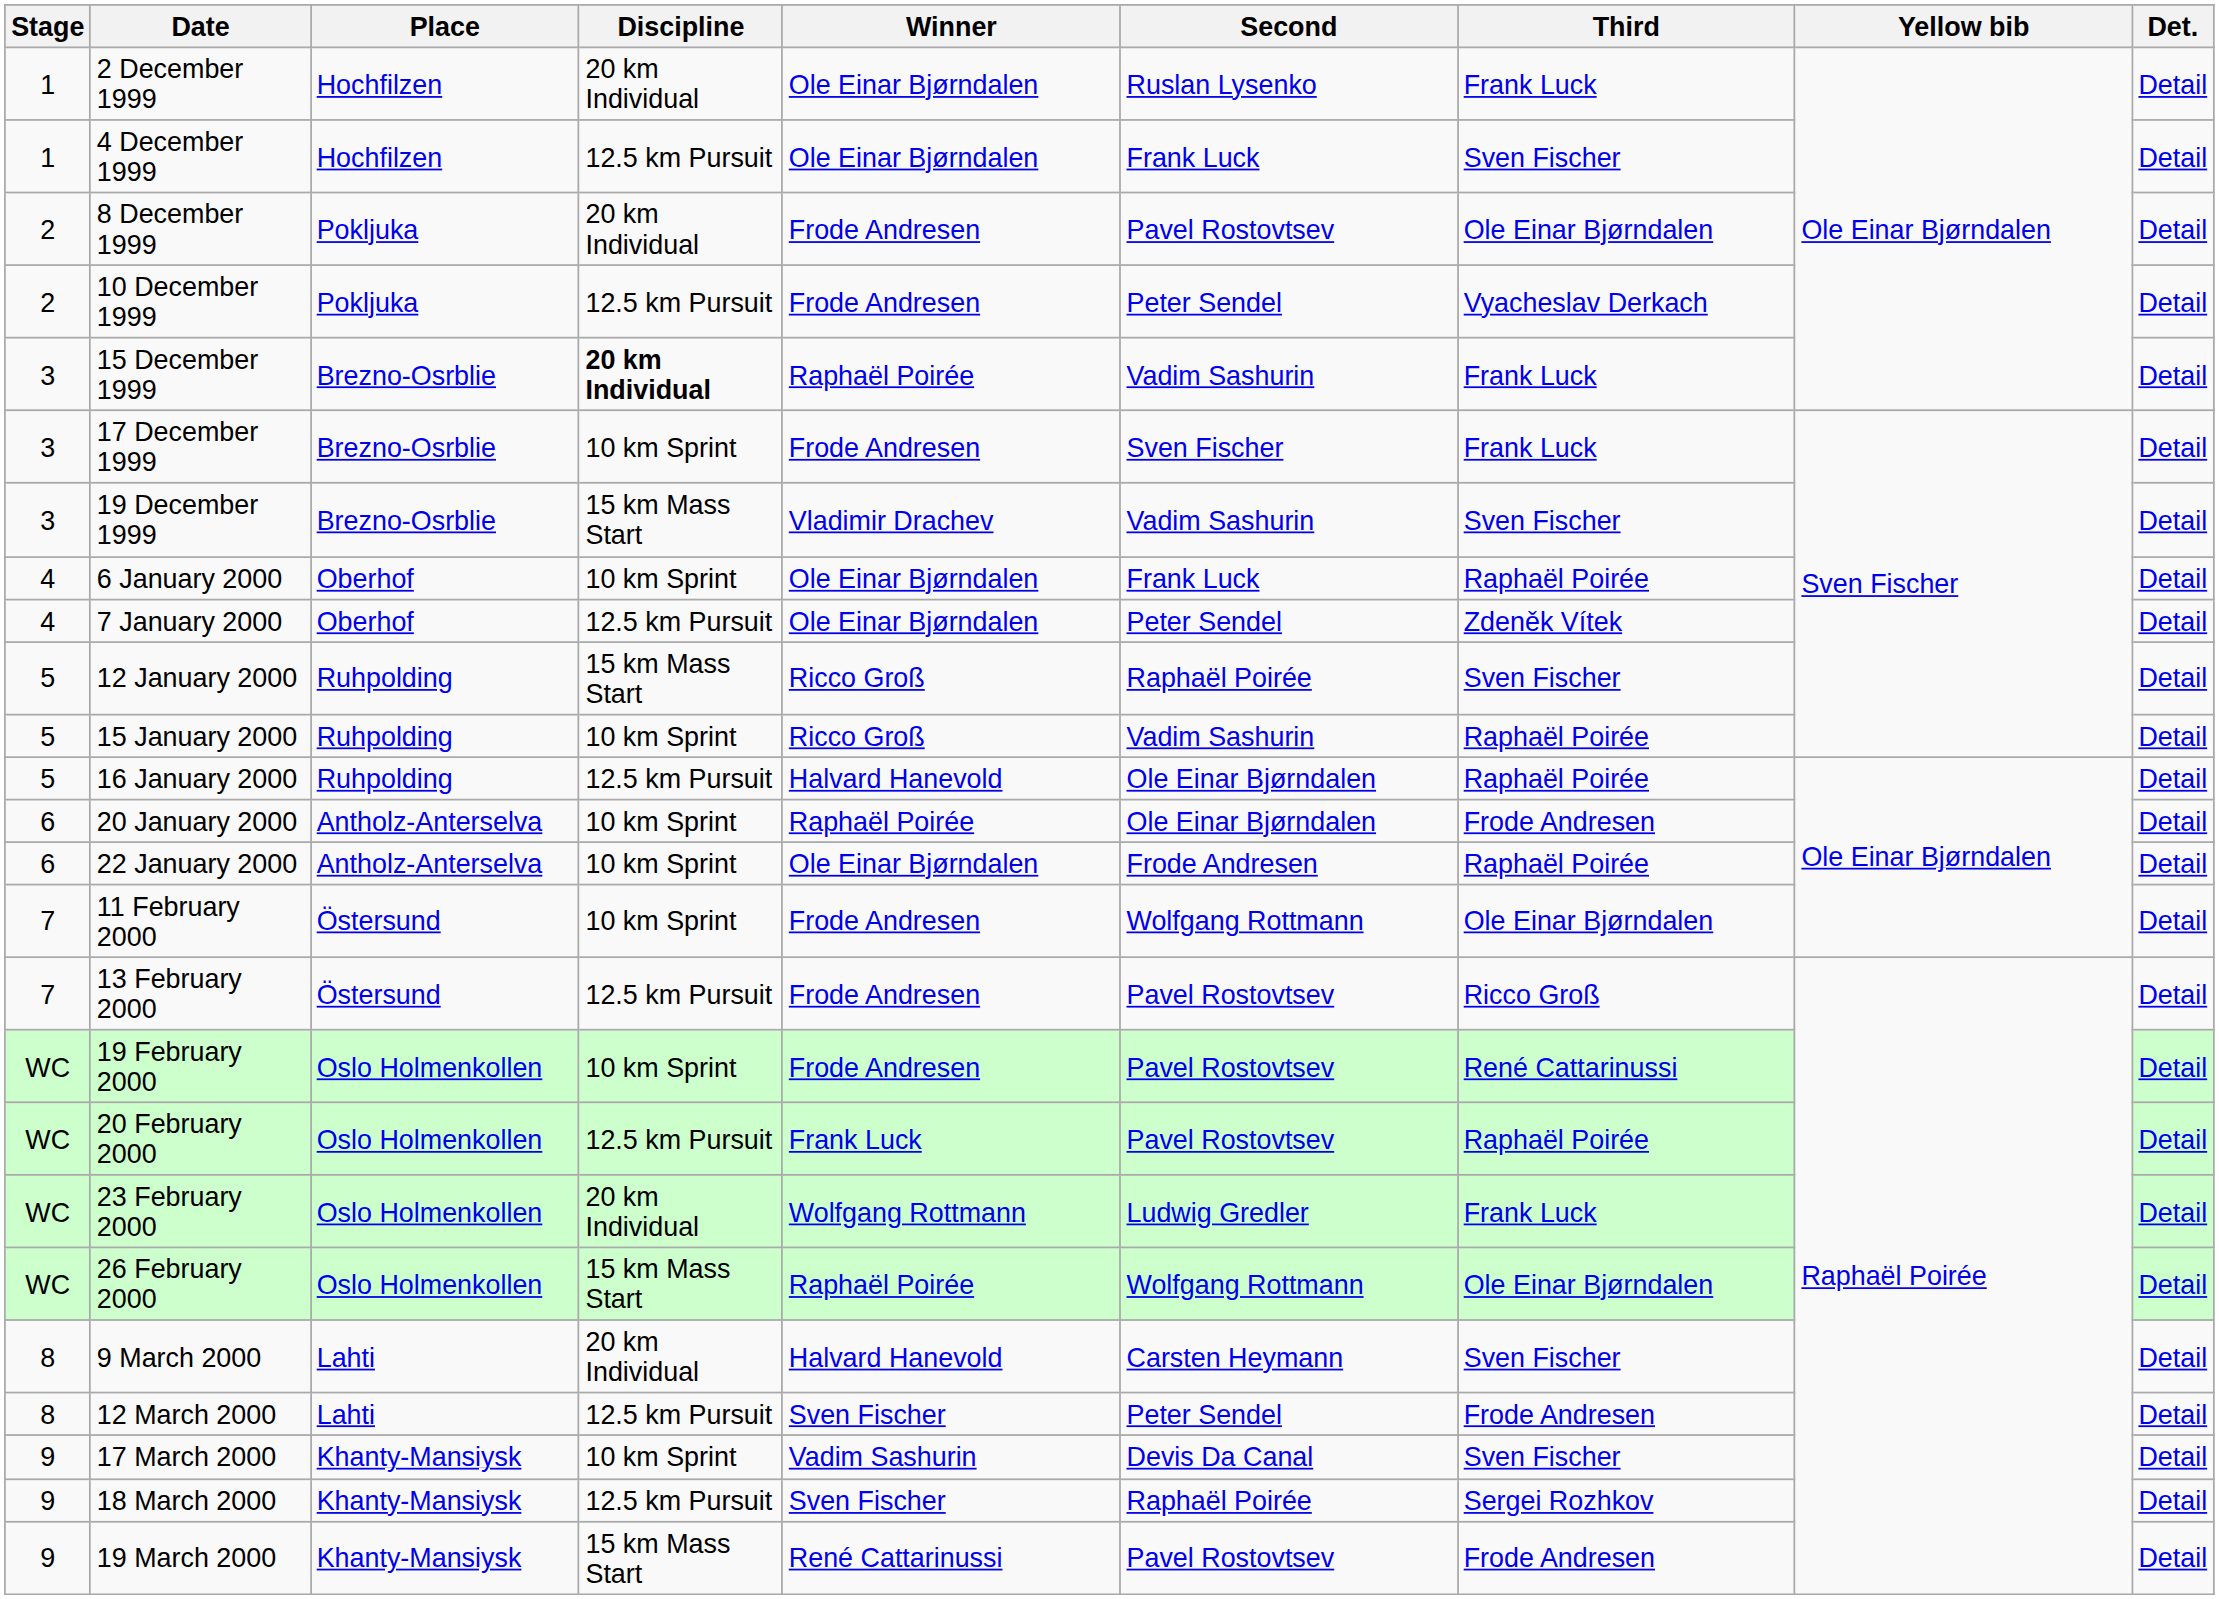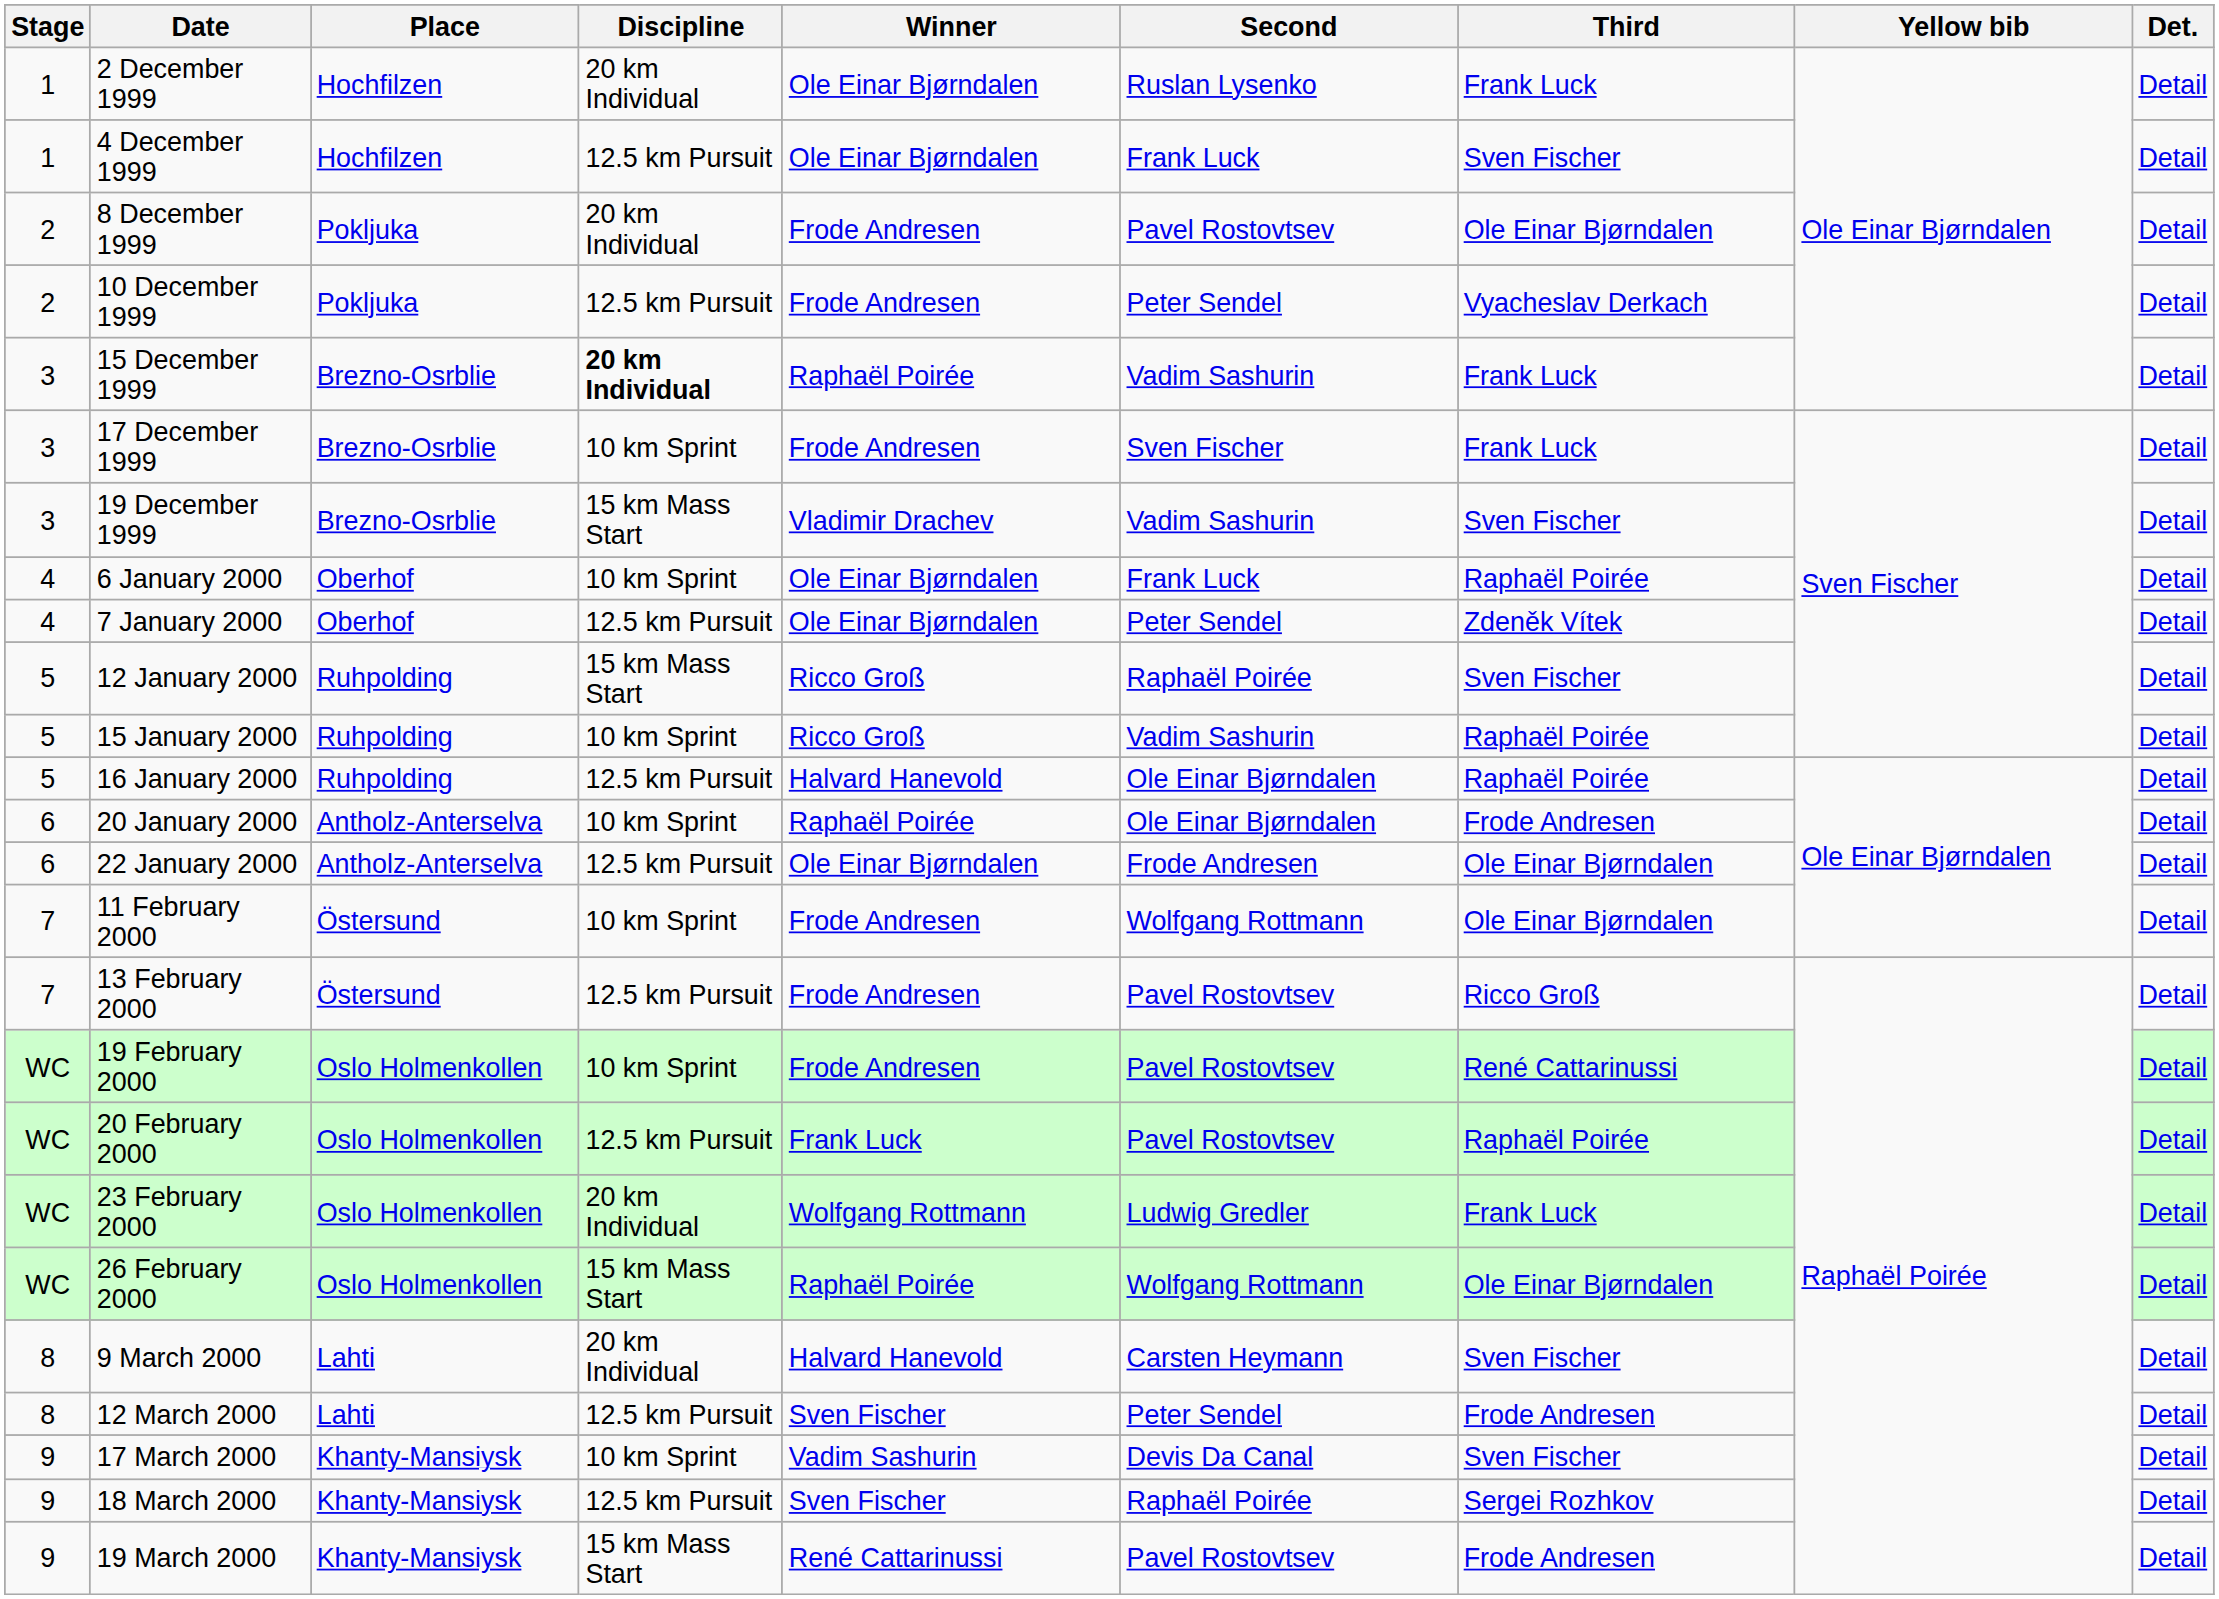(661, 863) 10 km Sprint -> (679, 863) 12.5 km Pursuit
(1556, 863) Raphaël Poirée -> (1588, 863) Ole Einar Bjørndalen
